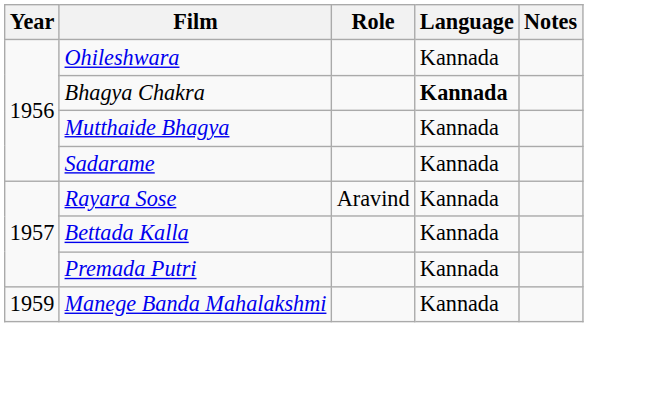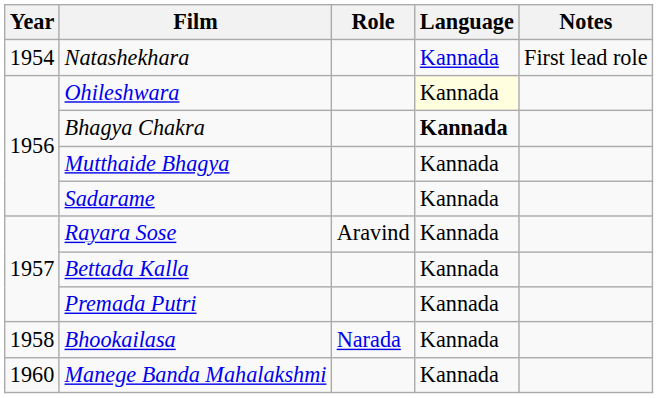+ row: (127, 57)
(459, 57) no background -> (459, 92) lightyellow background
+ row: (120, 339)
(32, 304) 1959 -> (32, 374) 1960
